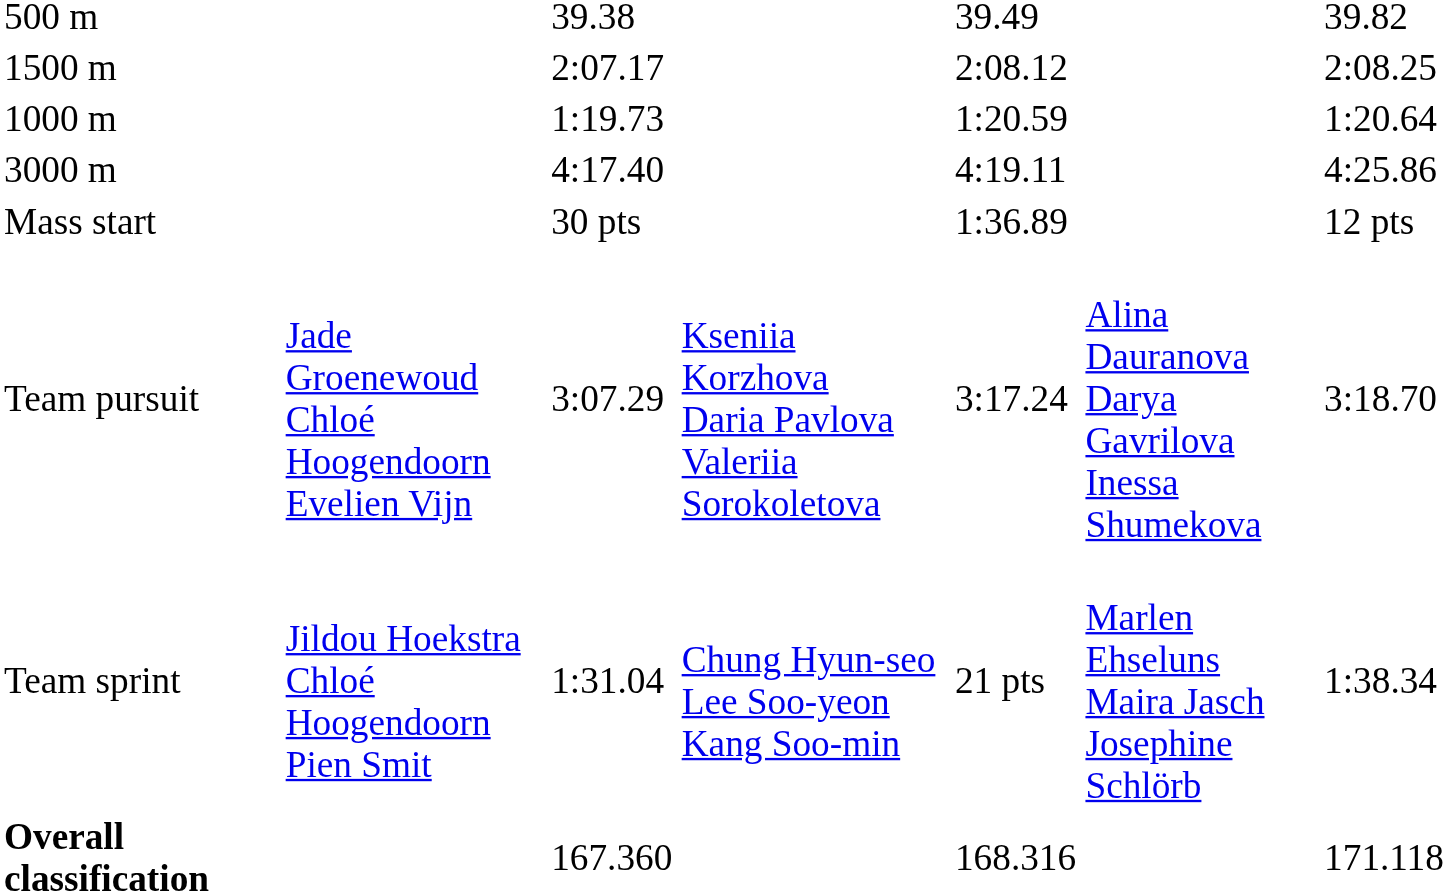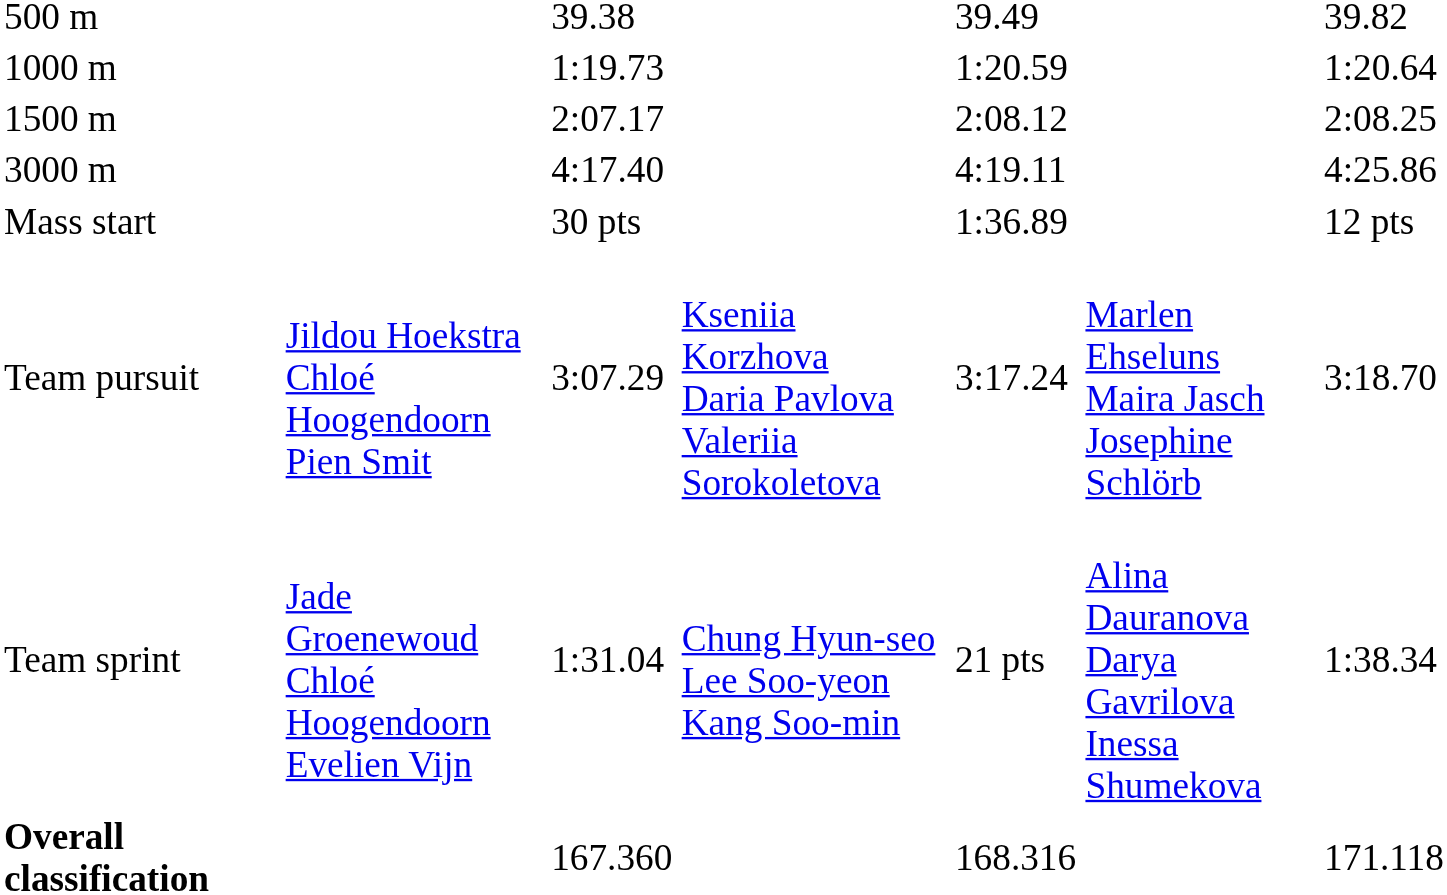rows swapped: (60, 118) <-> (60, 67)
(388, 419) Jade Groenewoud Chloé Hoogendoorn Evelien Vijn -> (403, 398) Jildou Hoekstra Chloé Hoogendoorn Pien Smit
(1173, 419) Alina Dauranova Darya Gavrilova Inessa Shumekova -> (1175, 398) Marlen Ehseluns Maira Jasch Josephine Schlörb
(403, 701) Jildou Hoekstra Chloé Hoogendoorn Pien Smit -> (388, 680) Jade Groenewoud Chloé Hoogendoorn Evelien Vijn
(1175, 701) Marlen Ehseluns Maira Jasch Josephine Schlörb -> (1173, 680) Alina Dauranova Darya Gavrilova Inessa Shumekova
